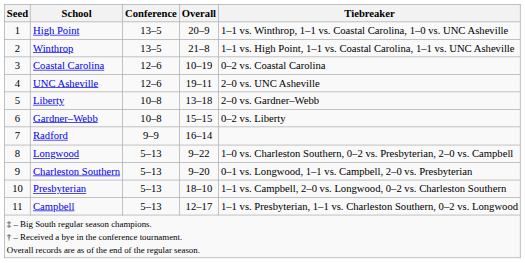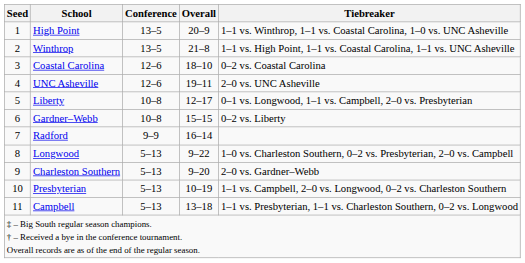(199, 66) 10–19 -> (199, 66) 18–10
(199, 101) 13–18 -> (199, 101) 12–17
(270, 101) 2–0 vs. Gardner–Webb -> (347, 101) 0–1 vs. Longwood, 1–1 vs. Campbell, 2–0 vs. Presbyterian
(347, 171) 0–1 vs. Longwood, 1–1 vs. Campbell, 2–0 vs. Presbyterian -> (270, 171) 2–0 vs. Gardner–Webb
(199, 188) 18–10 -> (199, 188) 10–19
(199, 206) 12–17 -> (199, 206) 13–18
